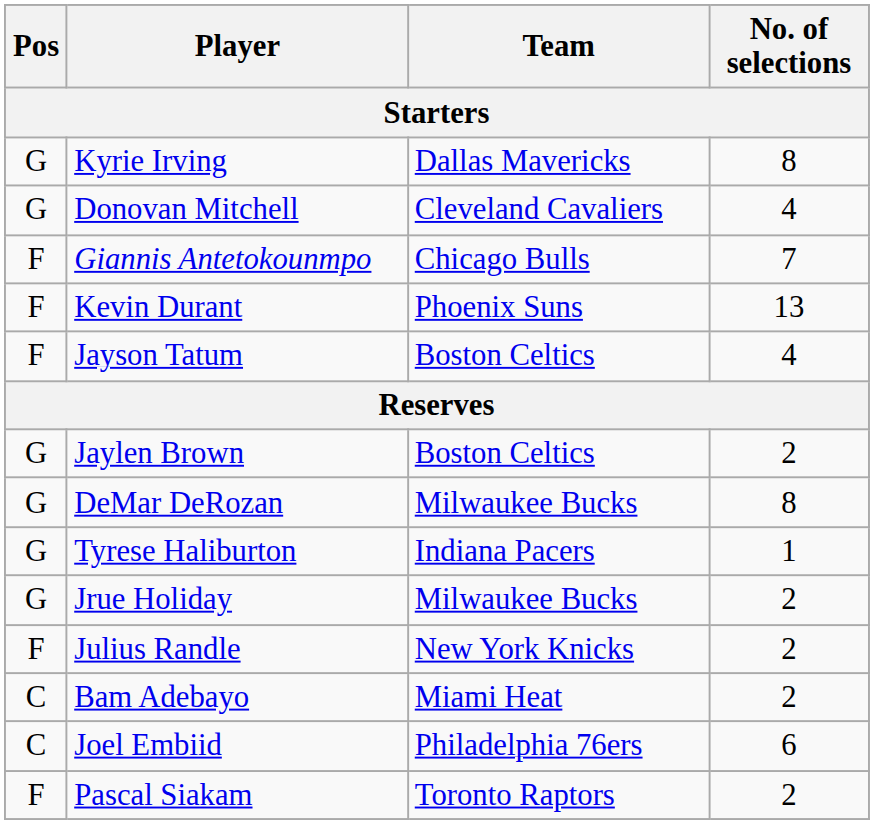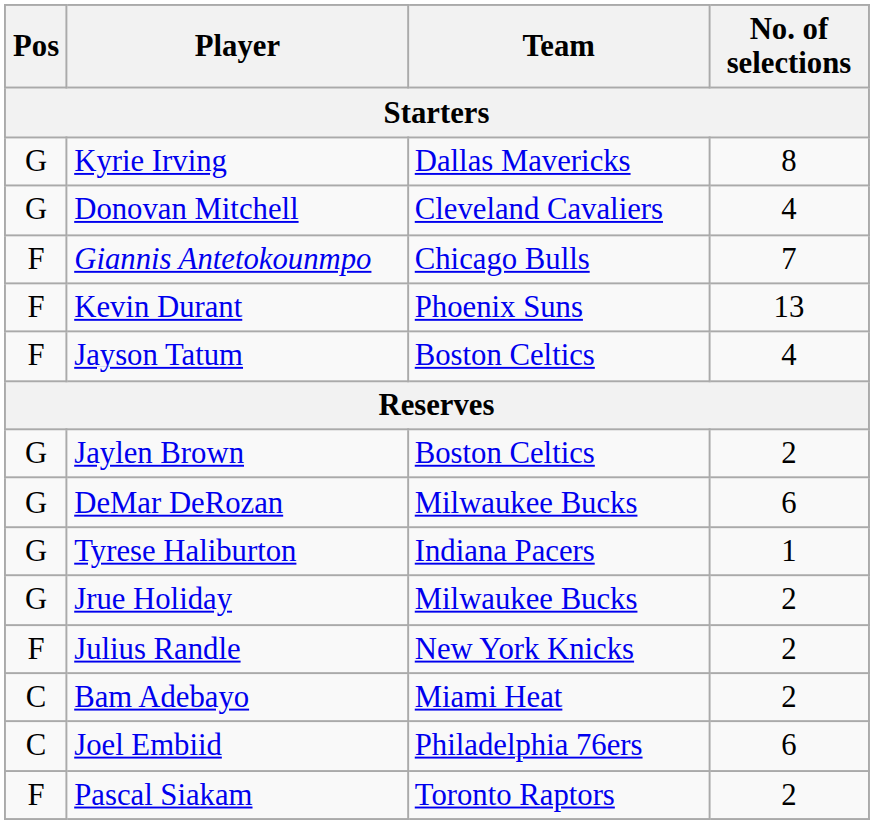(789, 501) 8 -> (789, 501) 6
